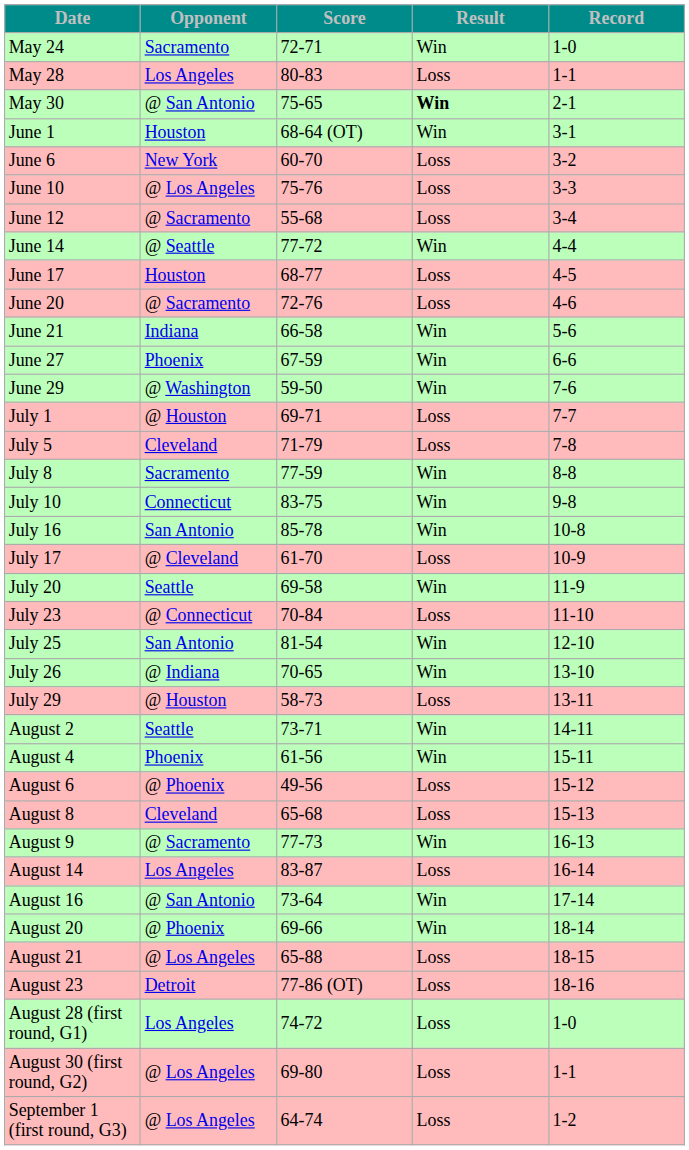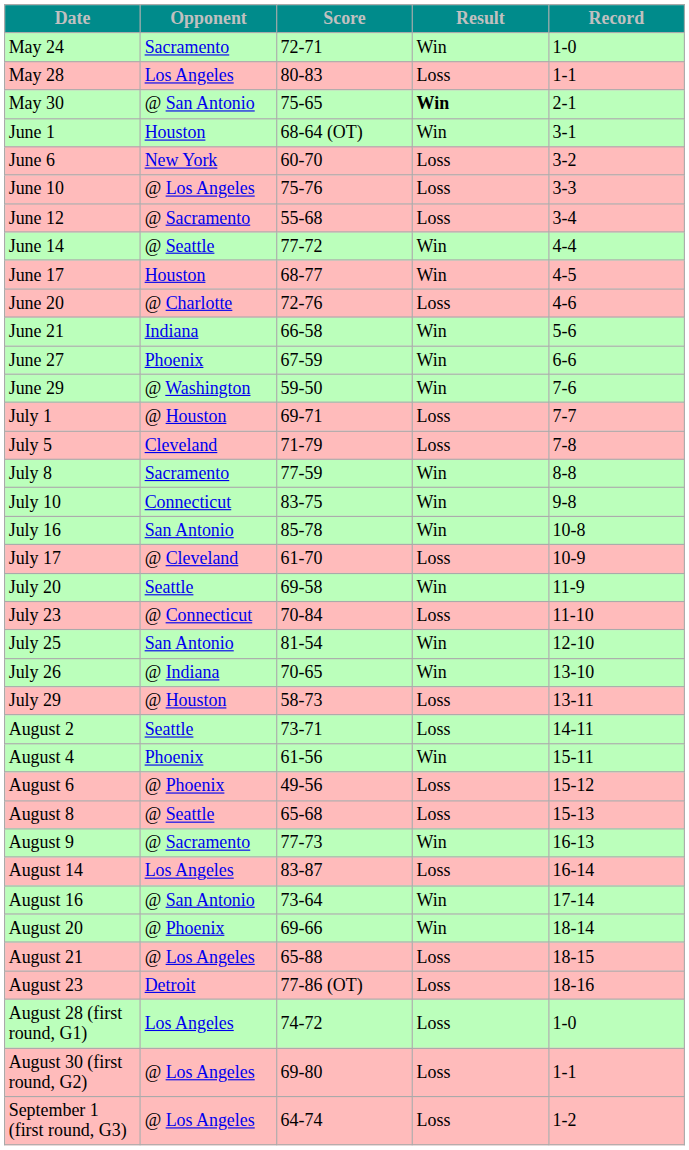(433, 274) Loss -> (432, 274) Win
(197, 302) @ Sacramento -> (188, 302) @ Charlotte
(432, 729) Win -> (433, 729) Loss
(181, 814) Cleveland -> (180, 814) @ Seattle
